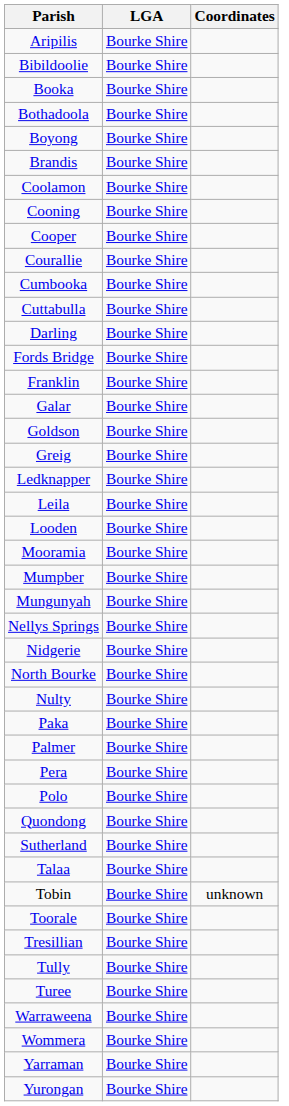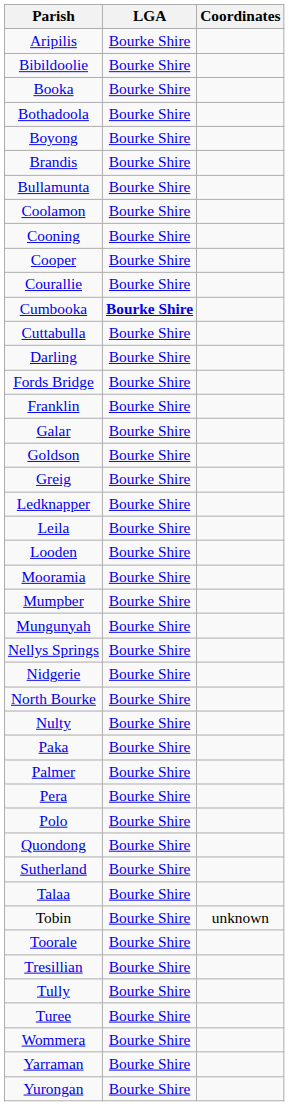+ row: (53, 187)
(147, 284) normal -> (150, 308) bold
- row: (53, 1015)
